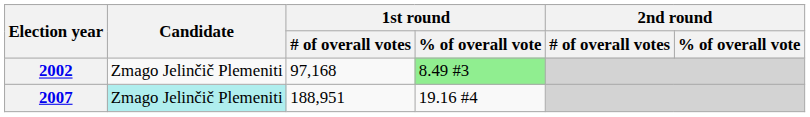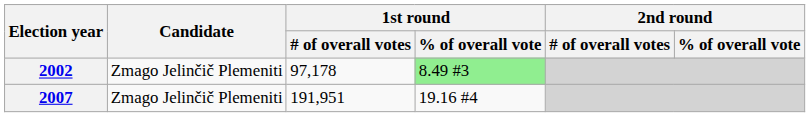(313, 71) 97,168 -> (313, 71) 97,178
(197, 97) paleturquoise background -> (197, 97) no background
(318, 97) 188,951 -> (318, 97) 191,951
